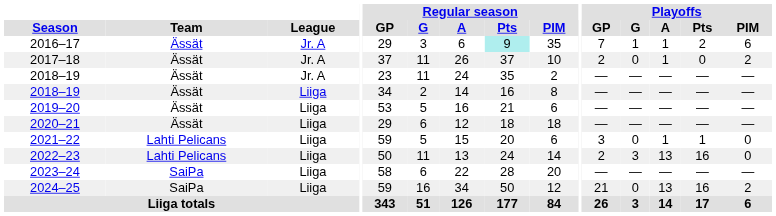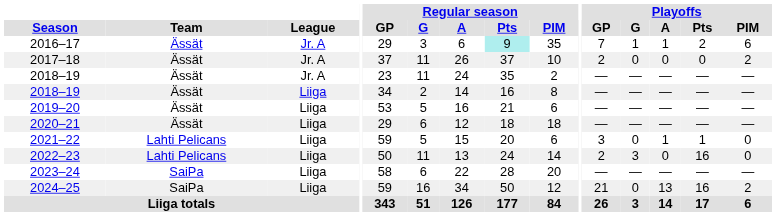(665, 60) 1 -> (665, 60) 0
(665, 156) 13 -> (665, 156) 0
